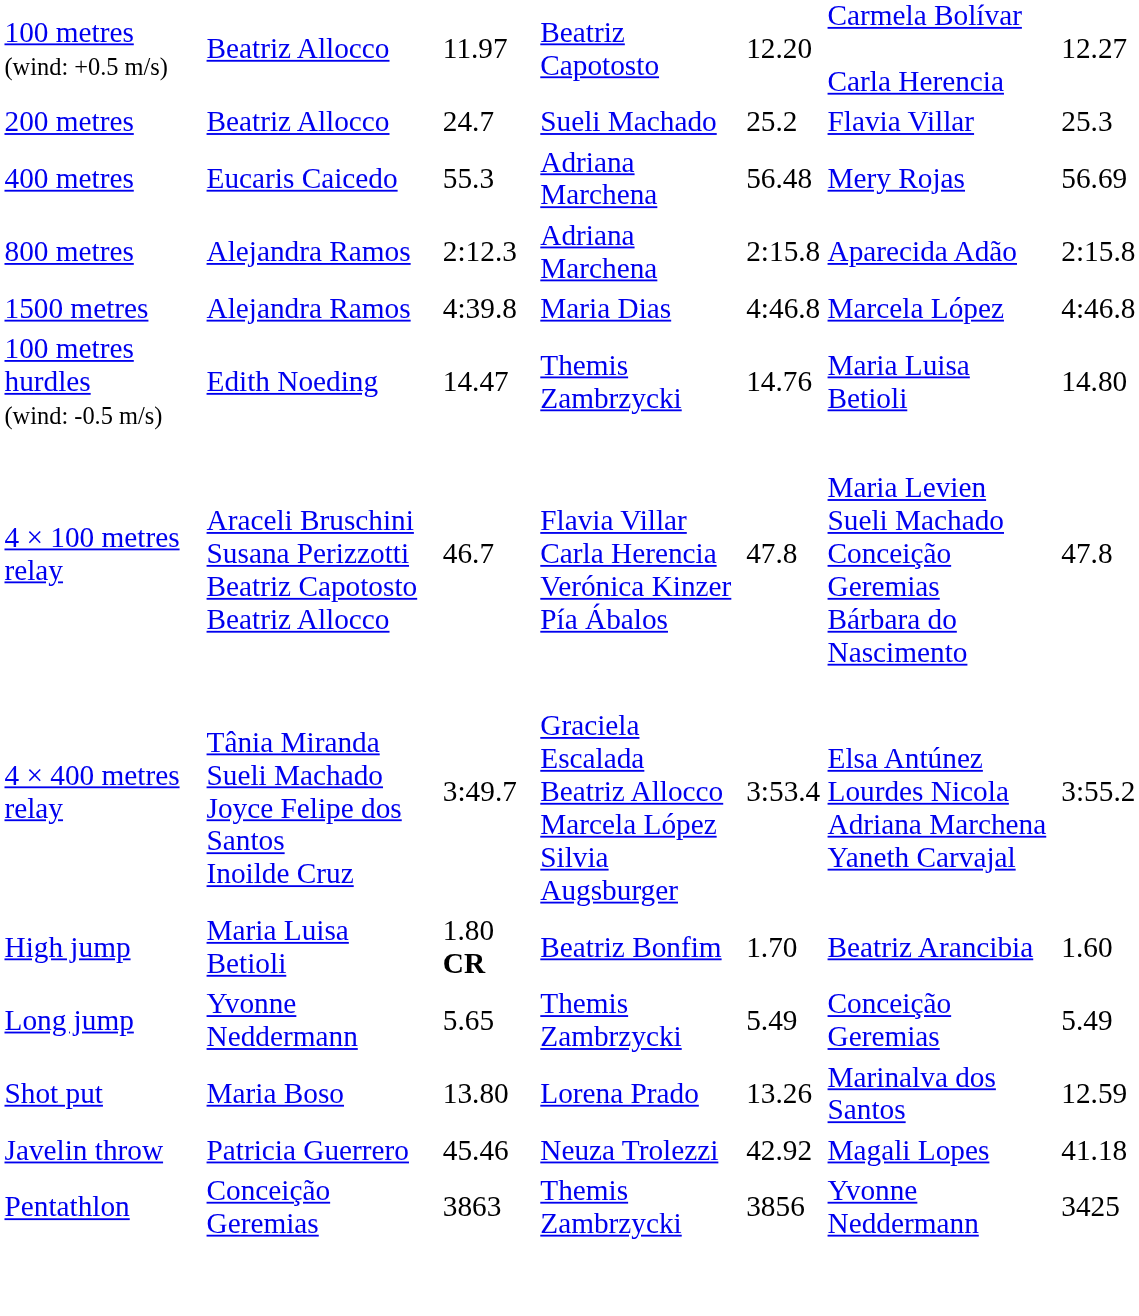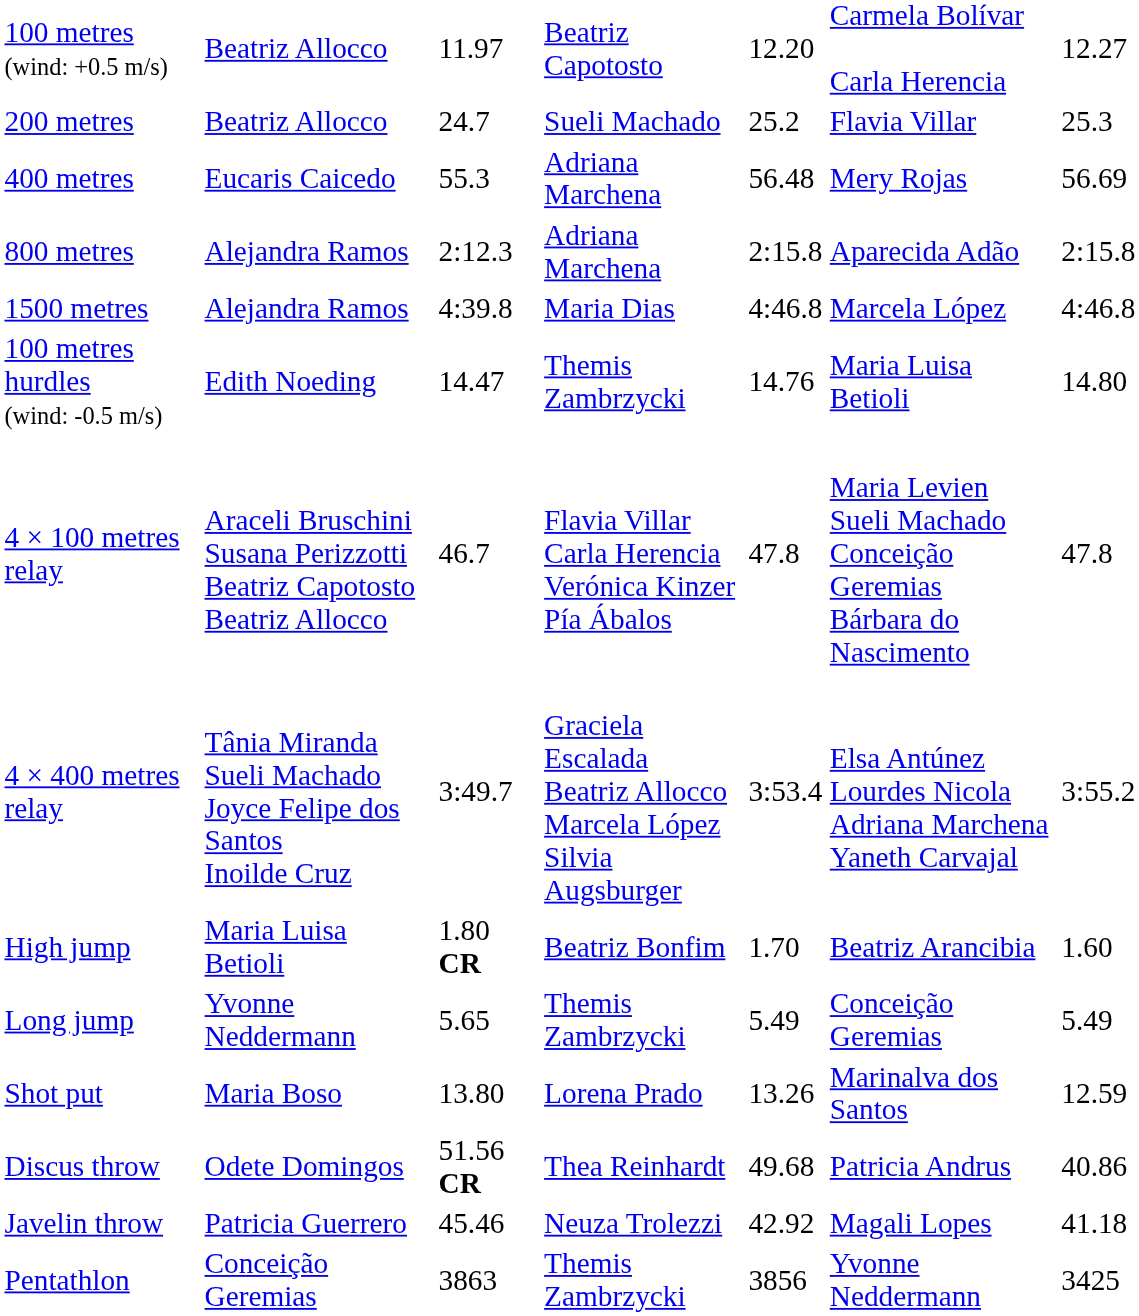+ row: (82, 1166)
